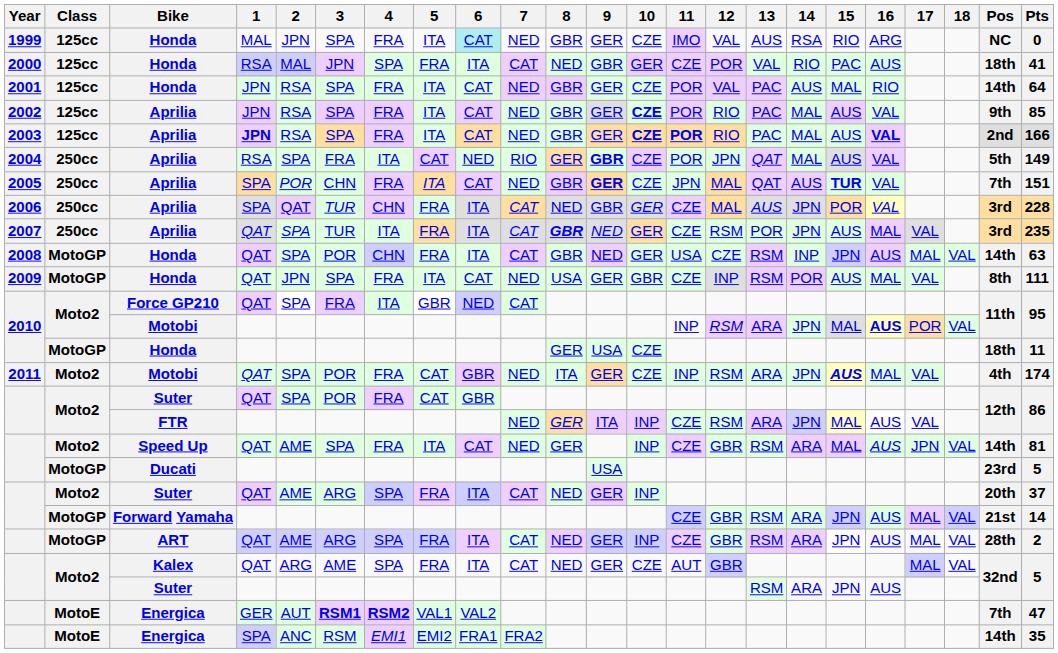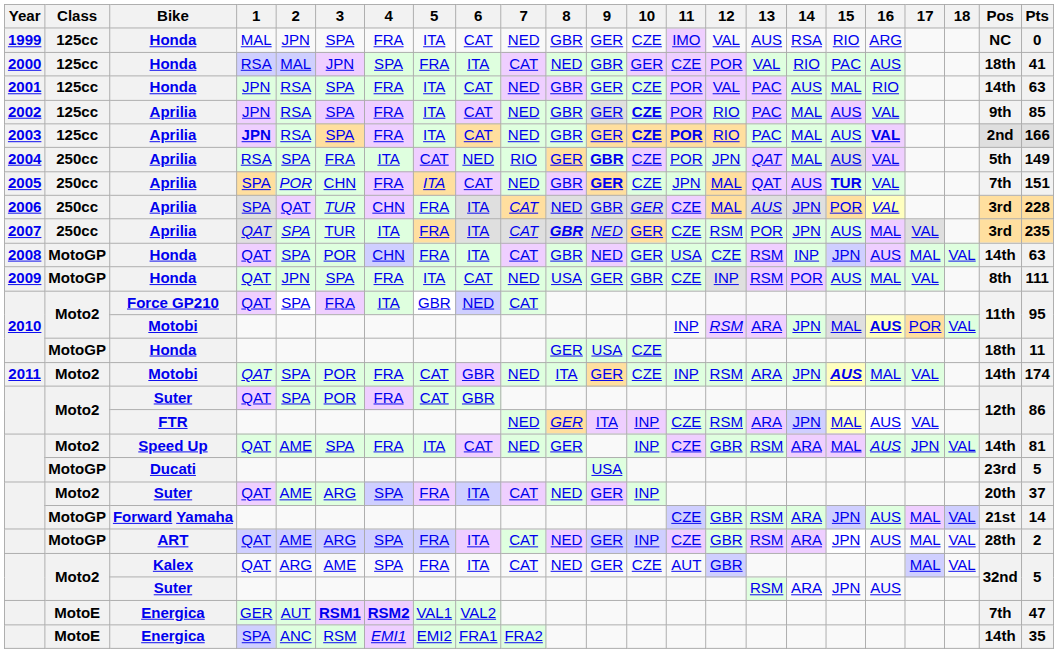(478, 40) paleturquoise background -> (478, 40) no background
(1037, 87) 64 -> (1037, 87) 63
(1000, 374) 4th -> (1000, 374) 14th
